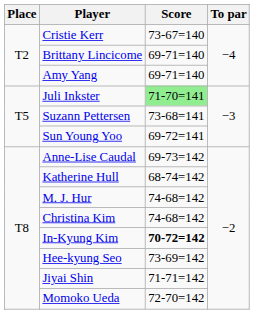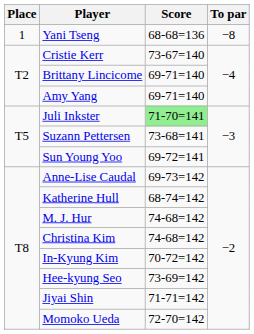+ row: (71, 34)
(176, 237) bold -> (176, 258) normal
